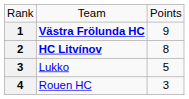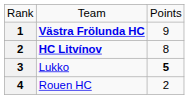(166, 67) normal -> (166, 67) bold
(166, 85) 3 -> (166, 85) 2
